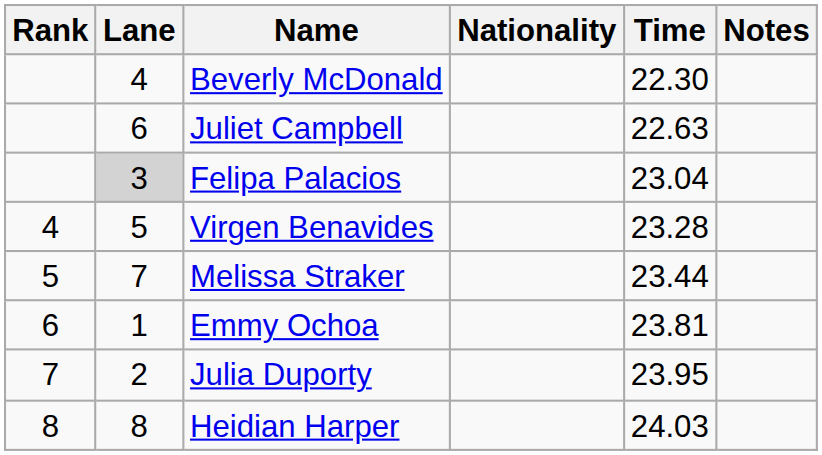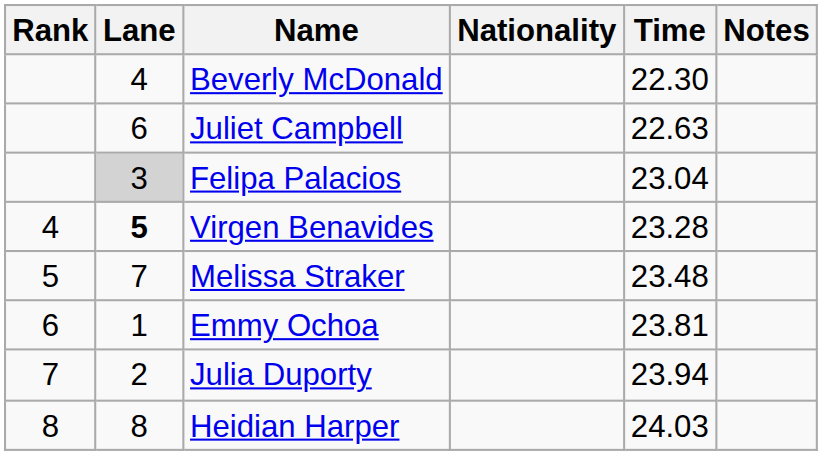(139, 227) normal -> (139, 227) bold
(670, 277) 23.44 -> (670, 277) 23.48
(670, 375) 23.95 -> (670, 375) 23.94
